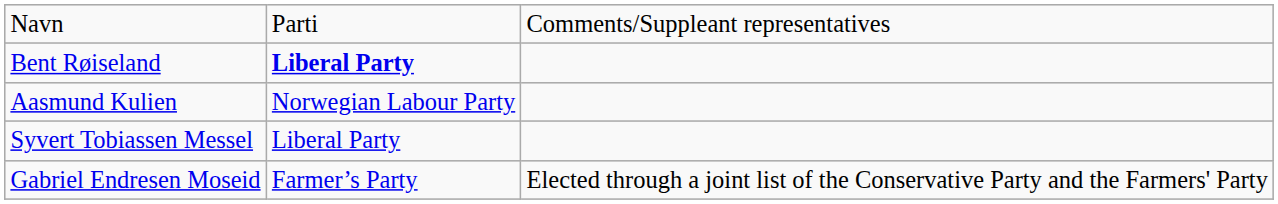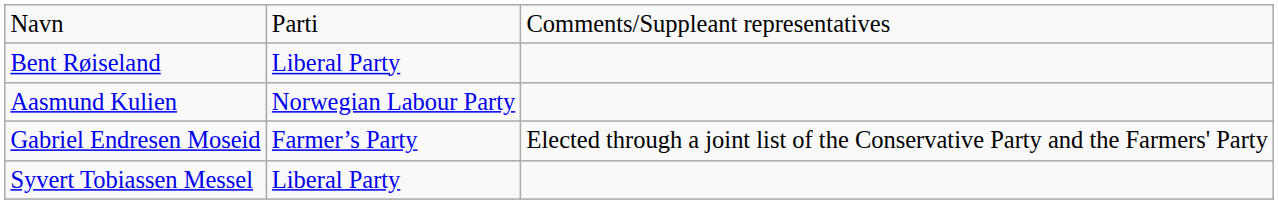(343, 62) bold -> (336, 62) normal
rows swapped: (135, 179) <-> (132, 140)
